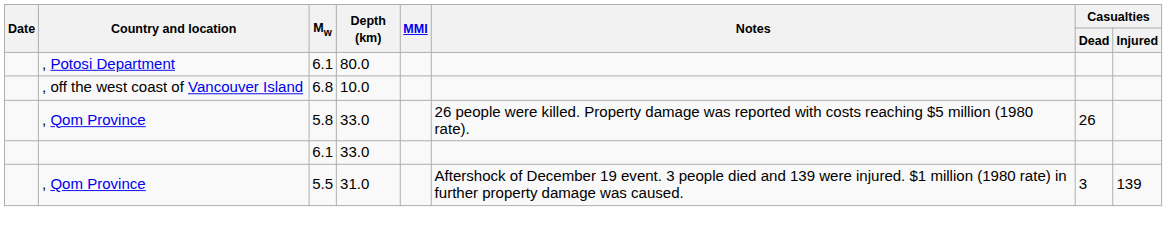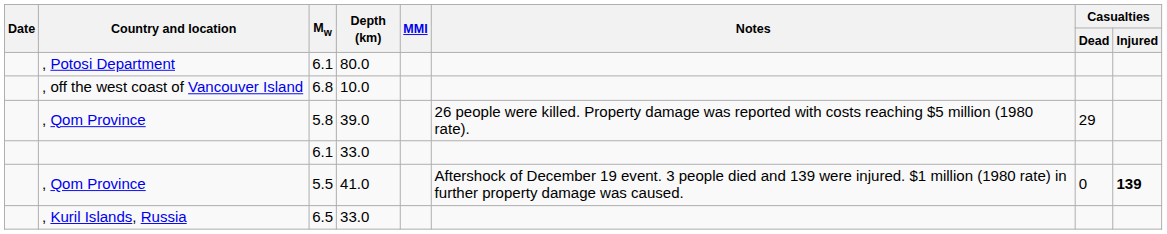(355, 120) 33.0 -> (355, 120) 39.0
(1087, 120) 26 -> (1087, 120) 29
(355, 184) 31.0 -> (355, 184) 41.0
(1083, 184) 3 -> (1083, 184) 0
(1129, 184) normal -> (1129, 184) bold
+ row: (114, 217)
